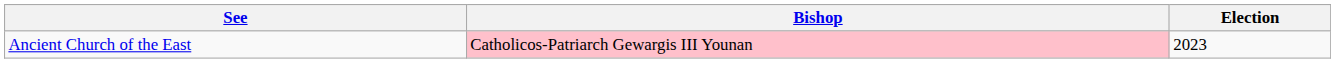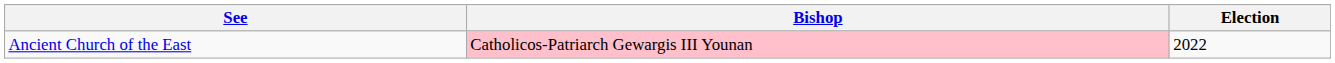(1190, 44) 2023 -> (1190, 44) 2022
